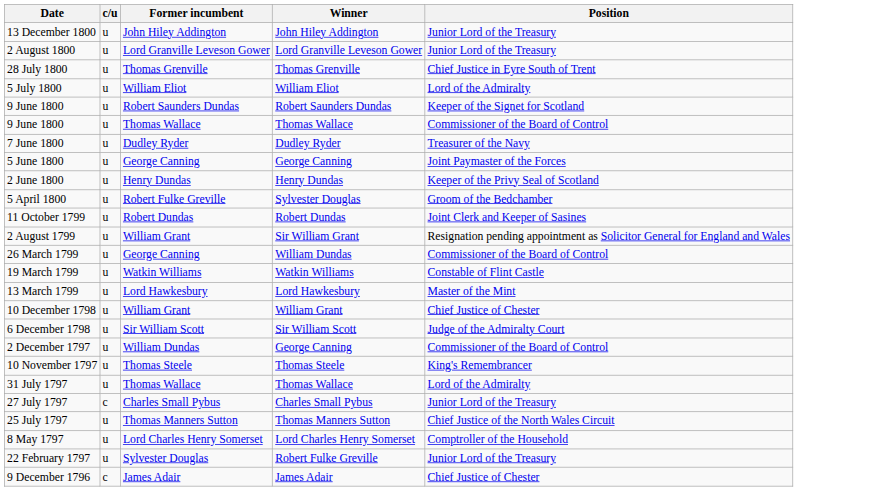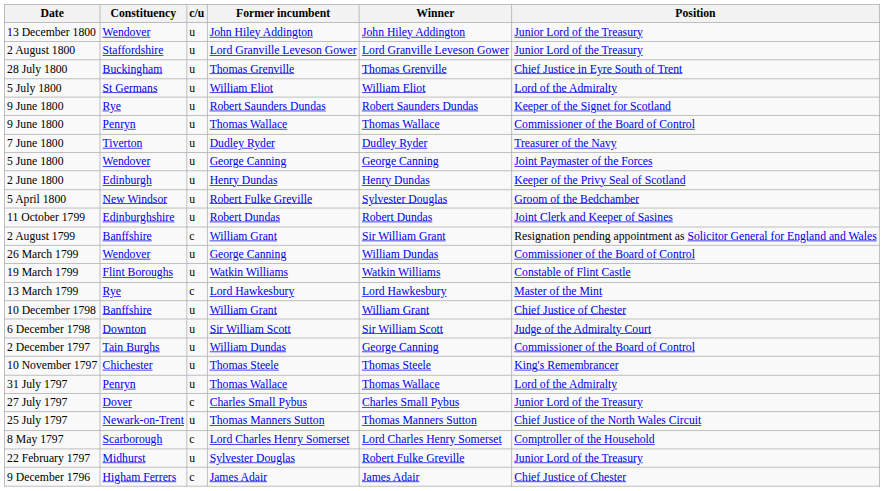+ column: (143, 13)
(106, 236) u -> (192, 236) c
(106, 291) u -> (192, 291) c
(106, 439) u -> (192, 439) c
